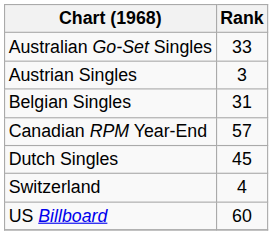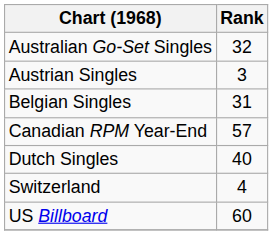(242, 46) 33 -> (242, 46) 32
(242, 159) 45 -> (242, 159) 40
